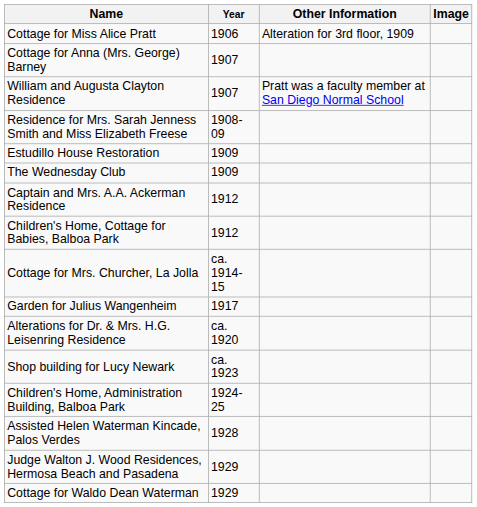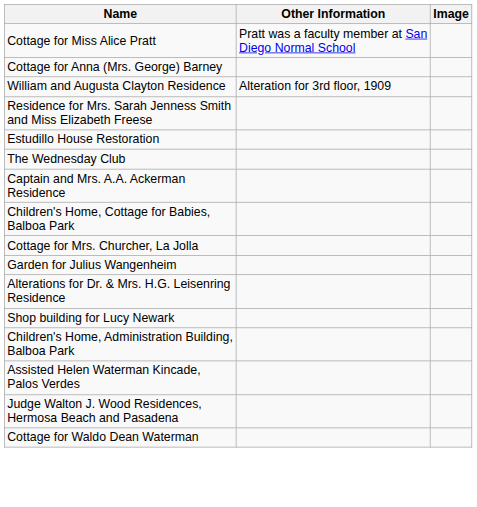- column: (234, 15)
(338, 33) Alteration for 3rd floor, 1909 -> (333, 40) Pratt was a faculty member at San Diego Normal School
(343, 93) Pratt was a faculty member at San Diego Normal School -> (315, 86) Alteration for 3rd floor, 1909
